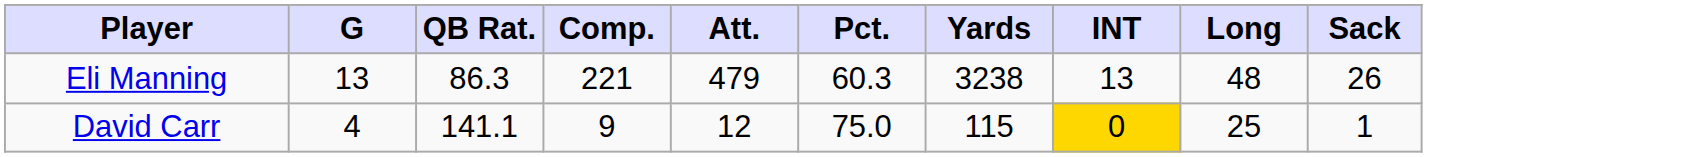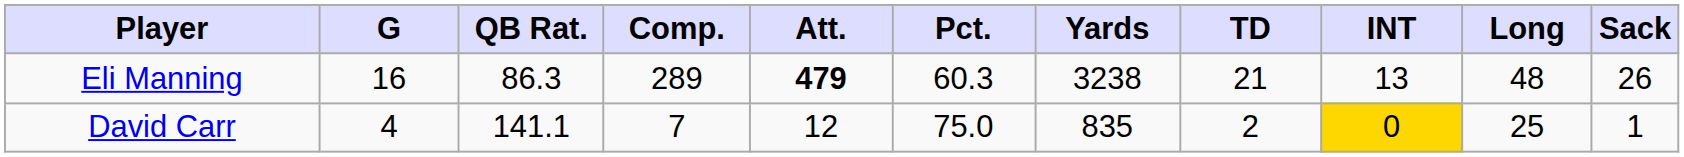+ column: (1250, 28)
(352, 77) 13 -> (389, 77) 16
(607, 77) 221 -> (677, 77) 289
(734, 77) normal -> (821, 77) bold
(607, 126) 9 -> (677, 126) 7
(989, 126) 115 -> (1107, 126) 835
